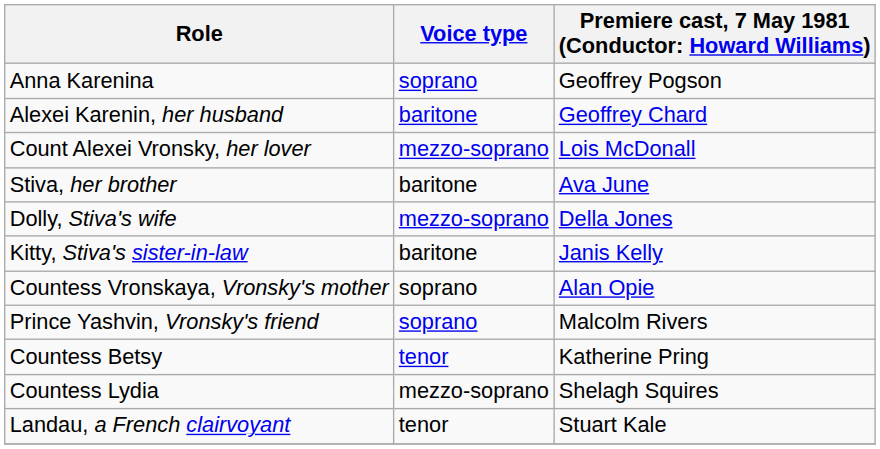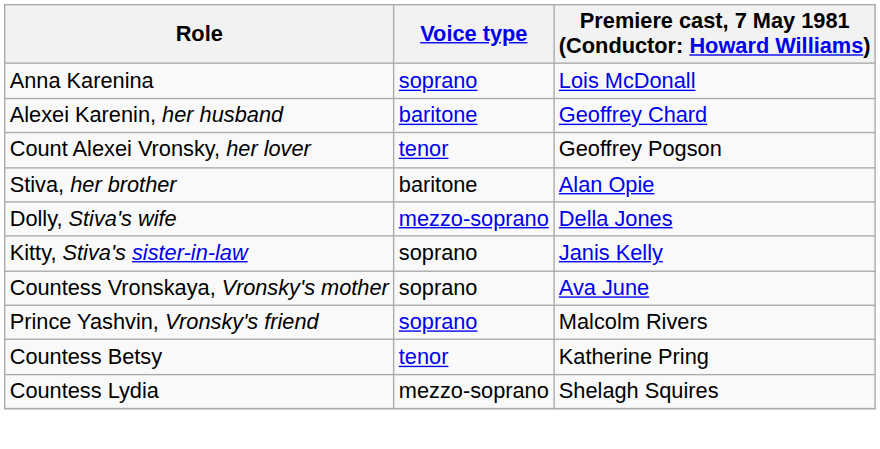(640, 80) Geoffrey Pogson -> (627, 80) Lois McDonall
(474, 149) mezzo-soprano -> (424, 149) tenor
(627, 149) Lois McDonall -> (640, 149) Geoffrey Pogson
(604, 184) Ava June -> (607, 184) Alan Opie
(438, 253) baritone -> (438, 253) soprano
(607, 287) Alan Opie -> (604, 287) Ava June
- row: (150, 425)
